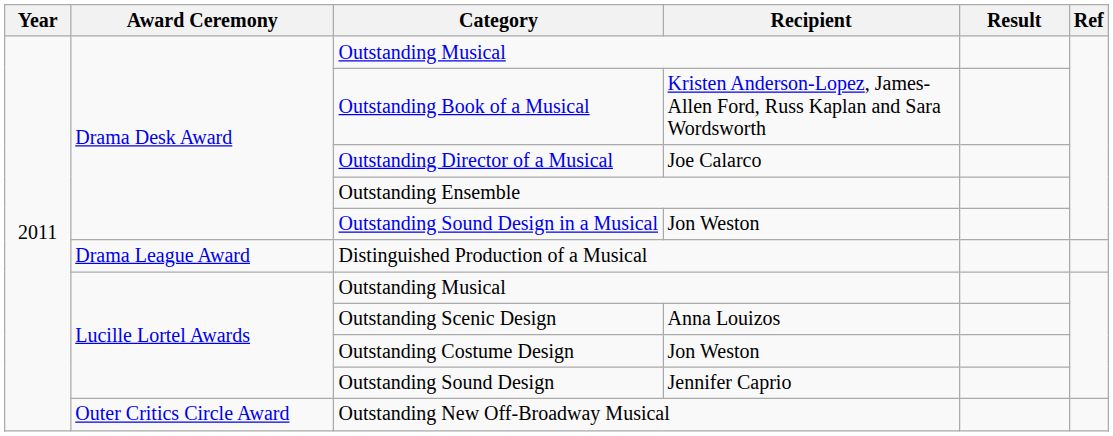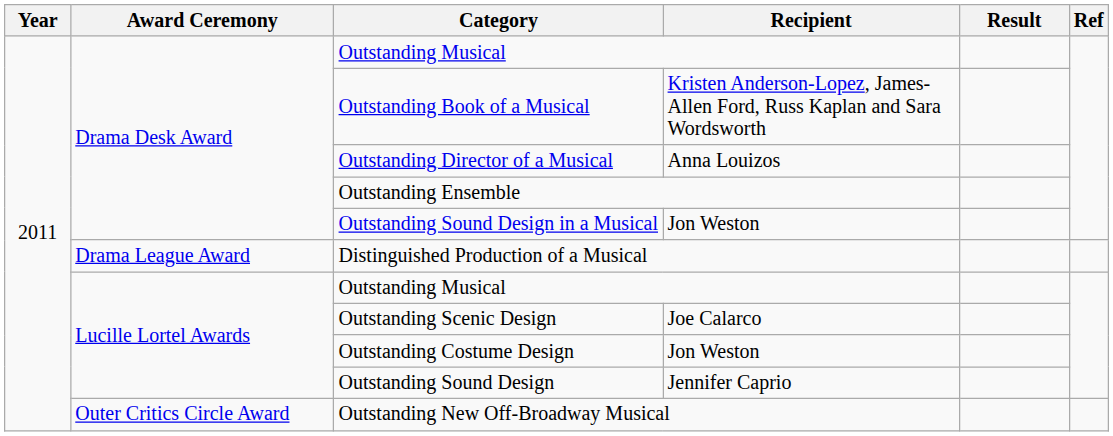(714, 160) Joe Calarco -> (724, 160) Anna Louizos
(724, 319) Anna Louizos -> (714, 319) Joe Calarco
